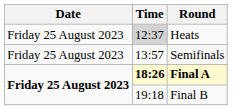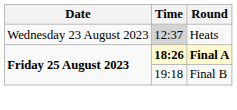(65, 34) Friday 25 August 2023 -> (78, 34) Wednesday 23 August 2023
- row: (197, 54)
